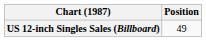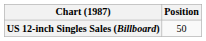(182, 28) 49 -> (182, 28) 50
